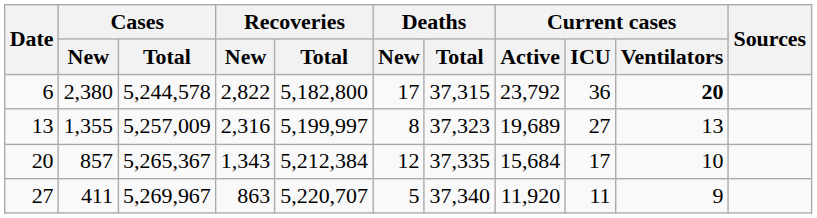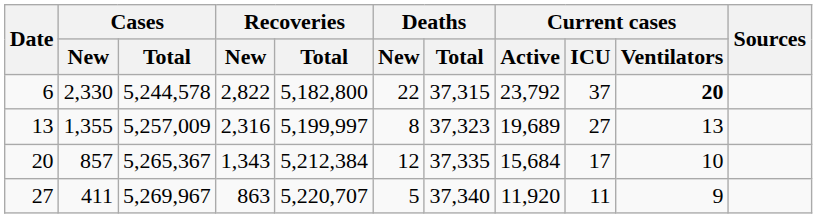(88, 91) 2,380 -> (88, 91) 2,330
(409, 91) 17 -> (409, 91) 22
(600, 91) 36 -> (600, 91) 37
